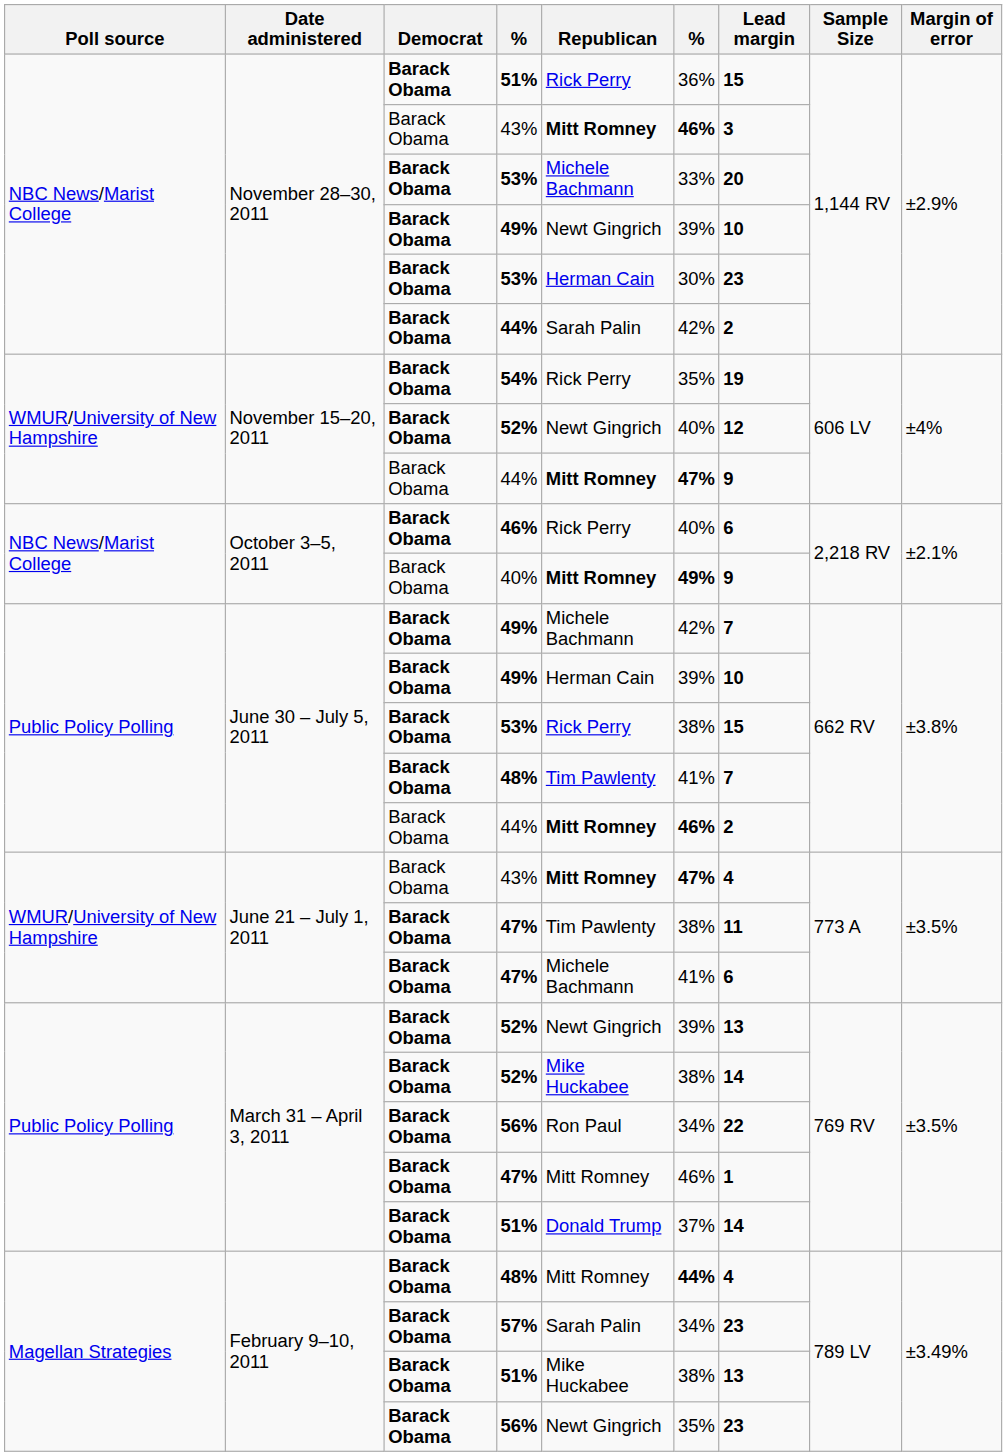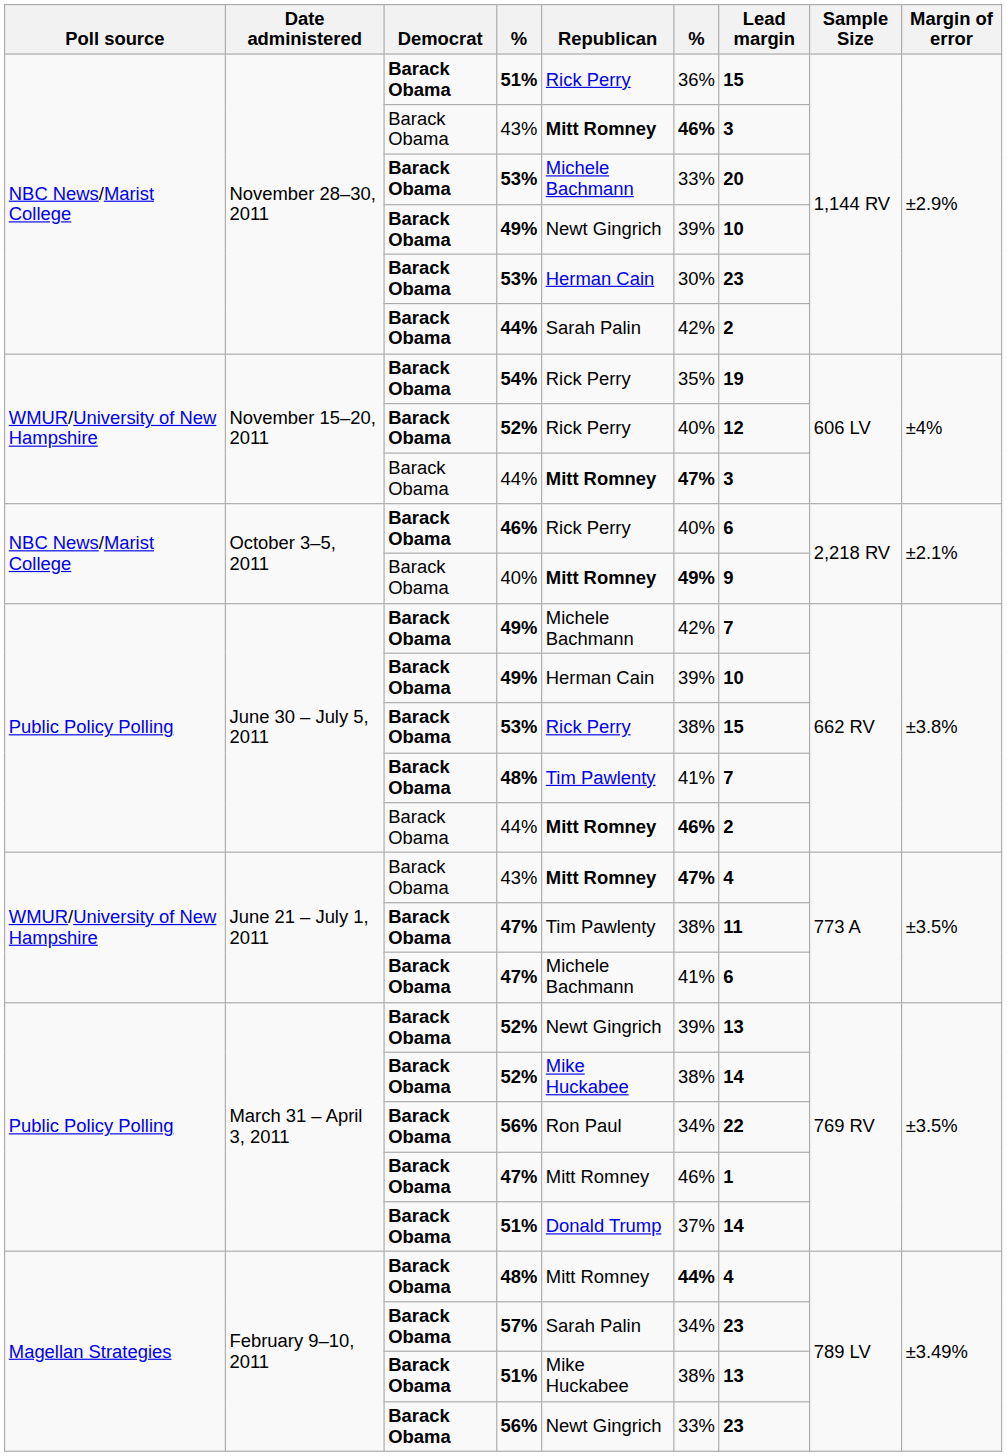(604, 428) Newt Gingrich -> (588, 428) Rick Perry
(728, 478) 9 -> (728, 478) 3
(696, 1426) 35% -> (696, 1426) 33%
